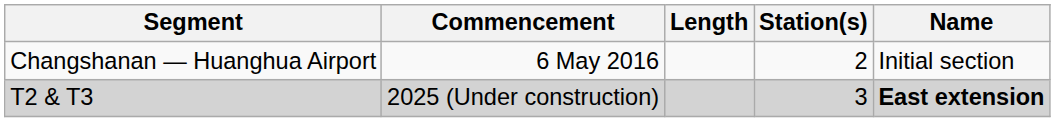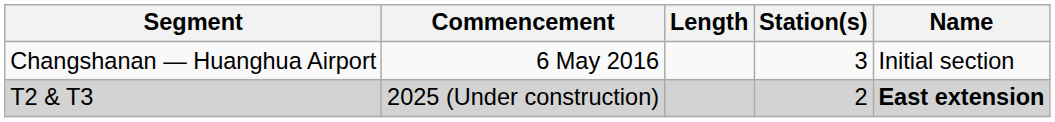(861, 60) 2 -> (861, 60) 3
(861, 97) 3 -> (861, 97) 2
